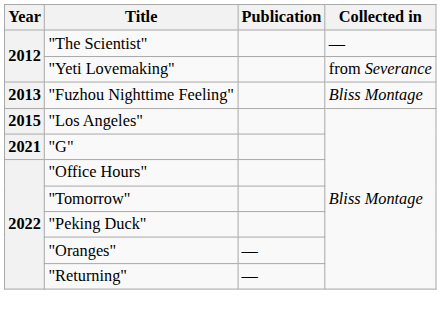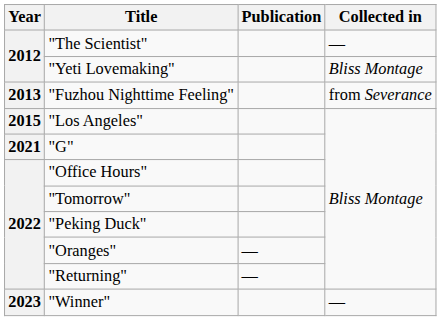(380, 69) from Severance -> (376, 69) Bliss Montage
(376, 95) Bliss Montage -> (380, 95) from Severance
+ row: (79, 302)
